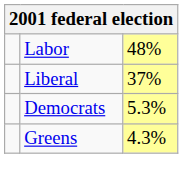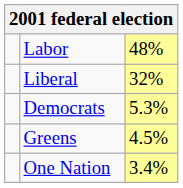(144, 78) 37% -> (146, 78) 32%
(147, 138) 4.3% -> (149, 138) 4.5%
+ row: (67, 167)
